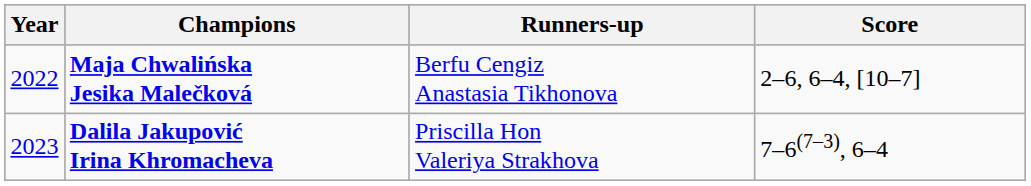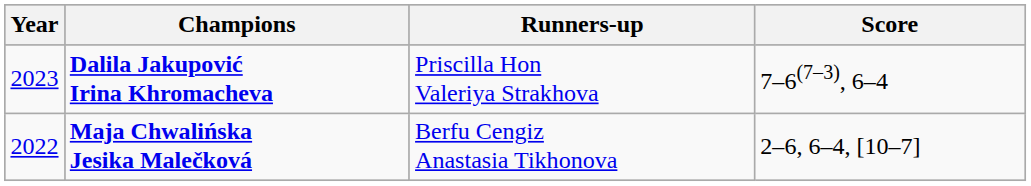rows swapped: (171, 146) <-> (161, 78)
